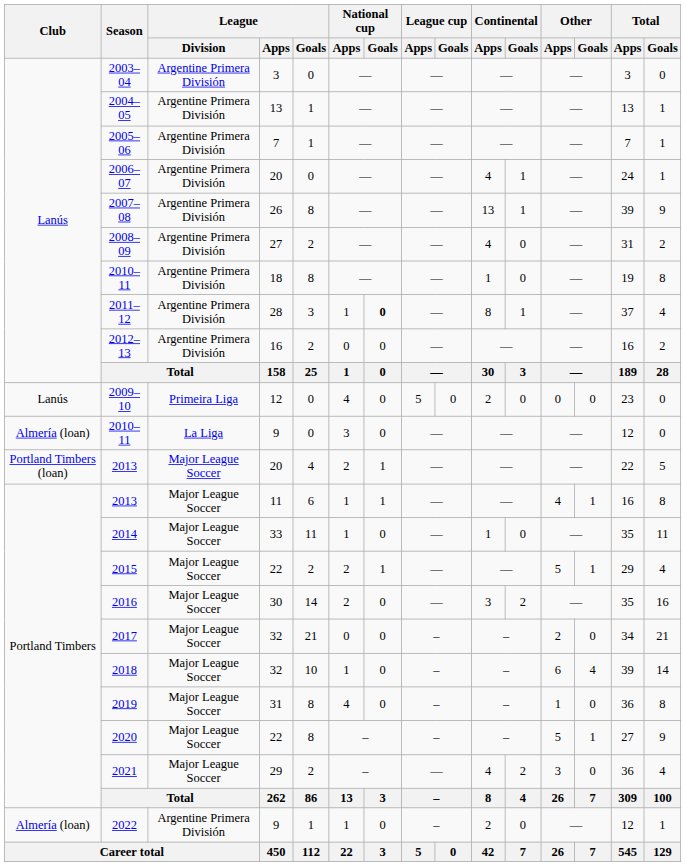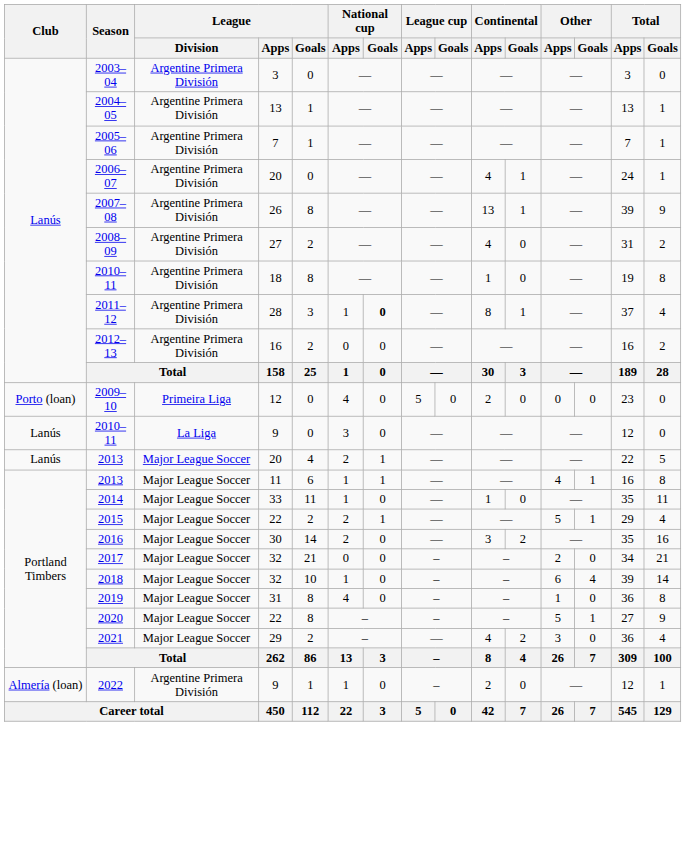(53, 399) Lanús -> (45, 399) Porto (loan)
(53, 433) Almería (loan) -> (45, 433) Lanús
(53, 466) Portland Timbers (loan) -> (45, 459) Lanús
